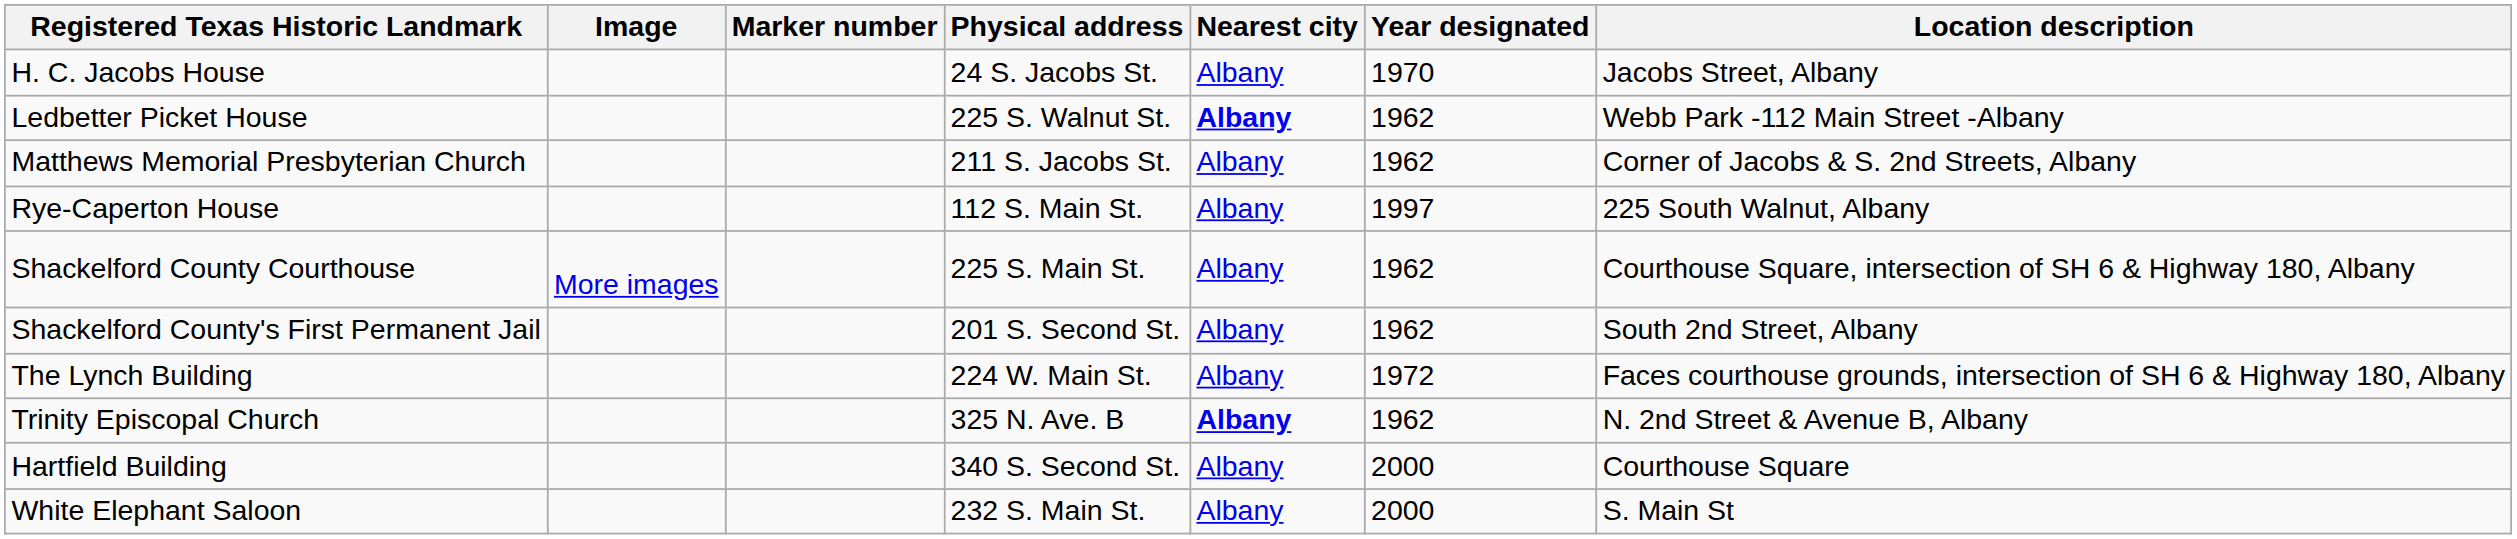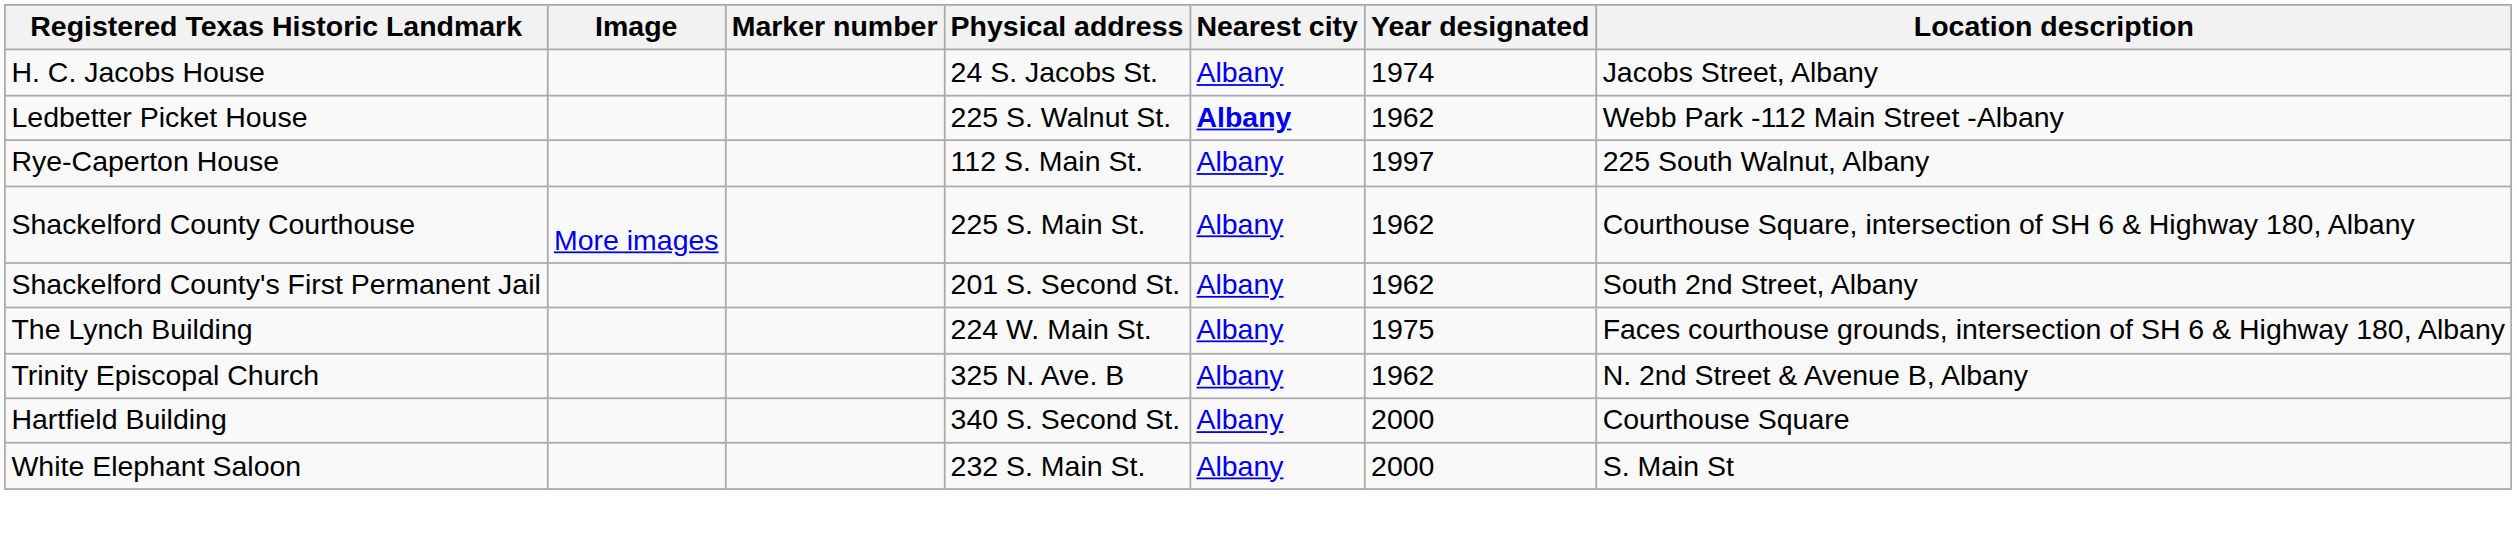(1403, 72) 1970 -> (1403, 72) 1974
- row: (269, 162)
(1403, 375) 1972 -> (1403, 330) 1975
(1244, 420) bold -> (1240, 375) normal
